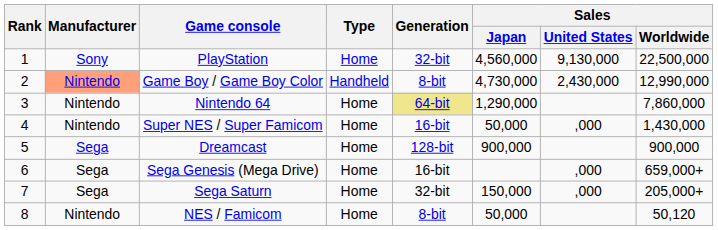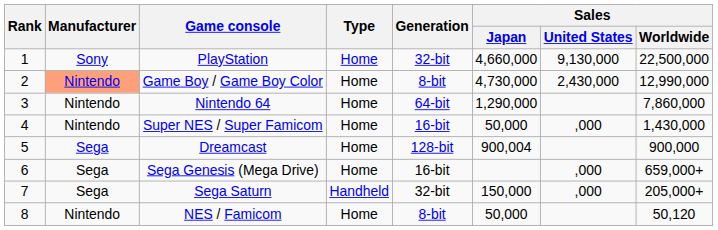(506, 59) 4,560,000 -> (506, 59) 4,660,000
(359, 81) Handheld -> (359, 81) Home
(432, 103) khaki background -> (432, 103) no background
(506, 147) 900,000 -> (506, 147) 900,004
(359, 192) Home -> (359, 192) Handheld
